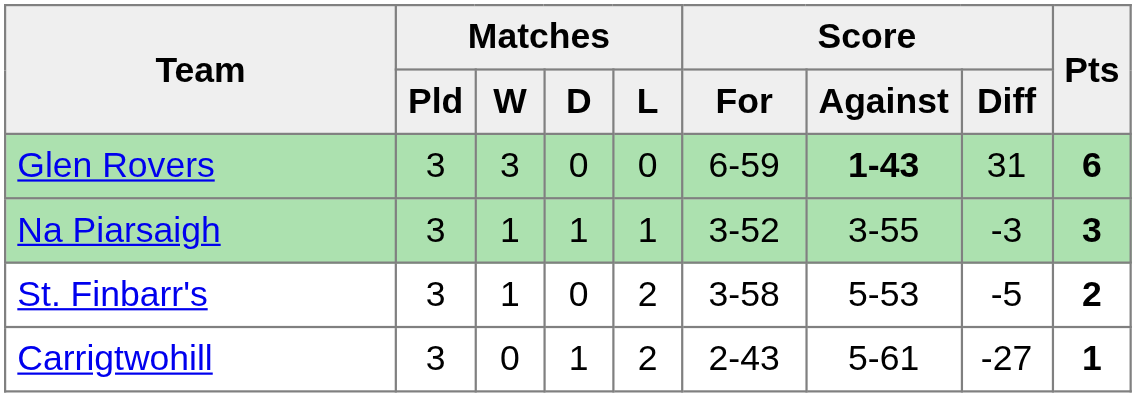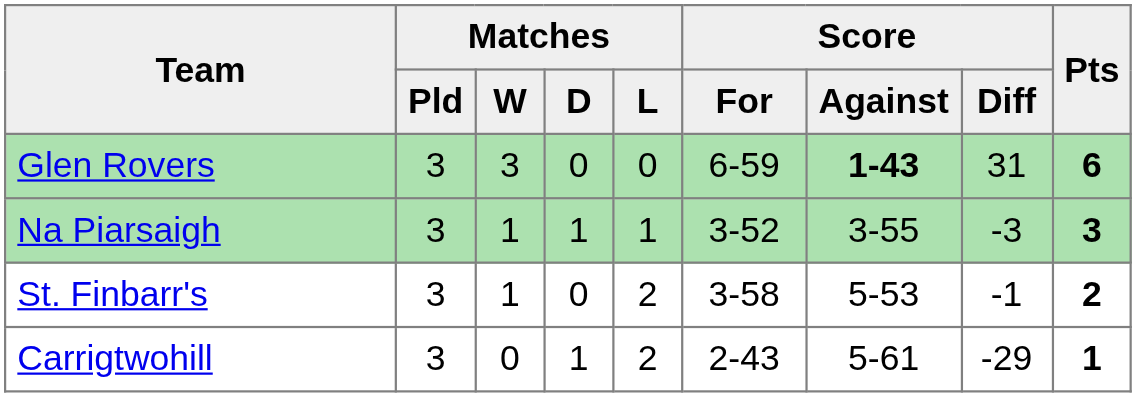(1006, 294) -5 -> (1006, 294) -1
(1006, 358) -27 -> (1006, 358) -29
